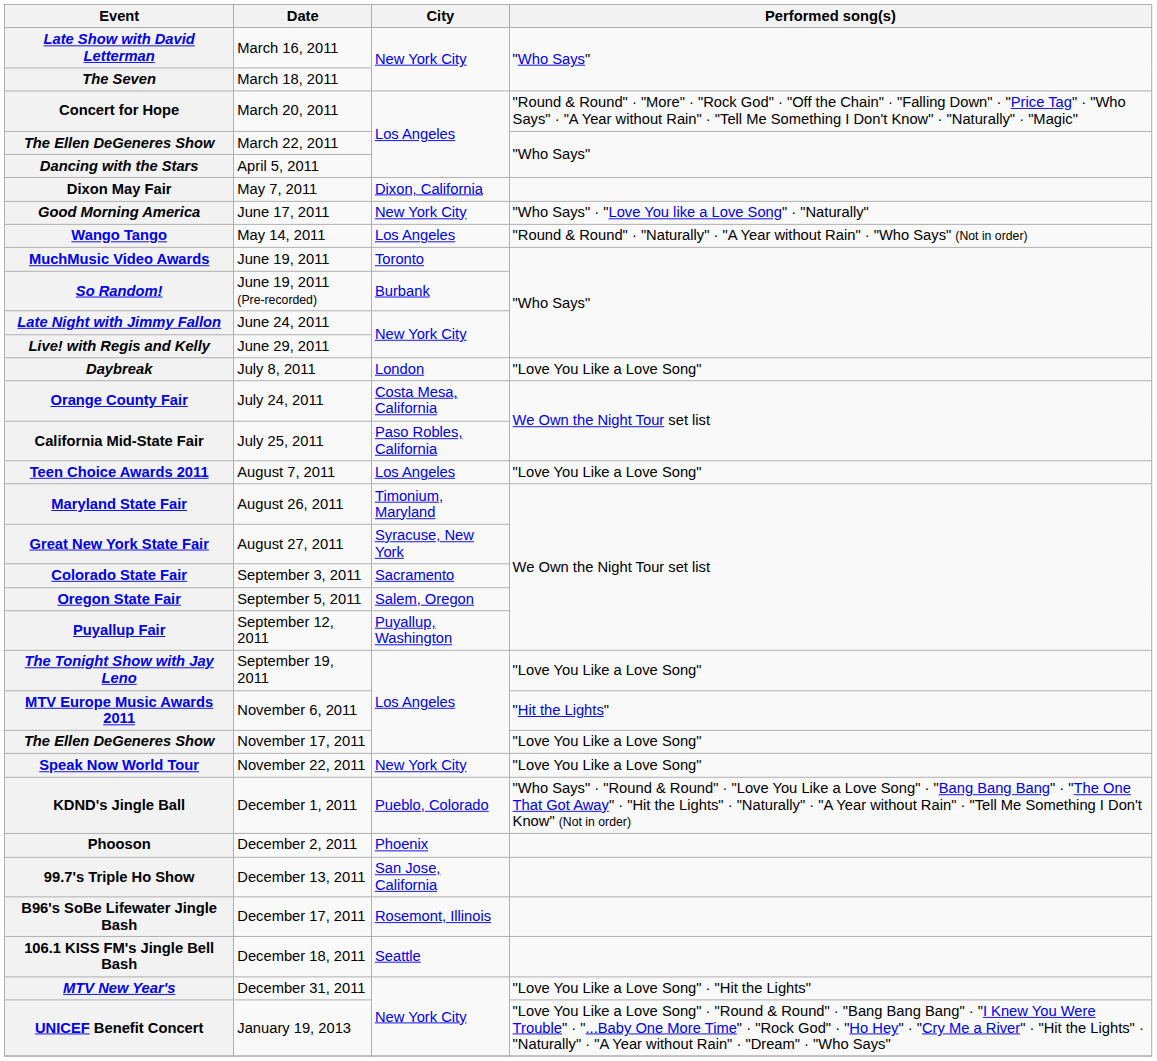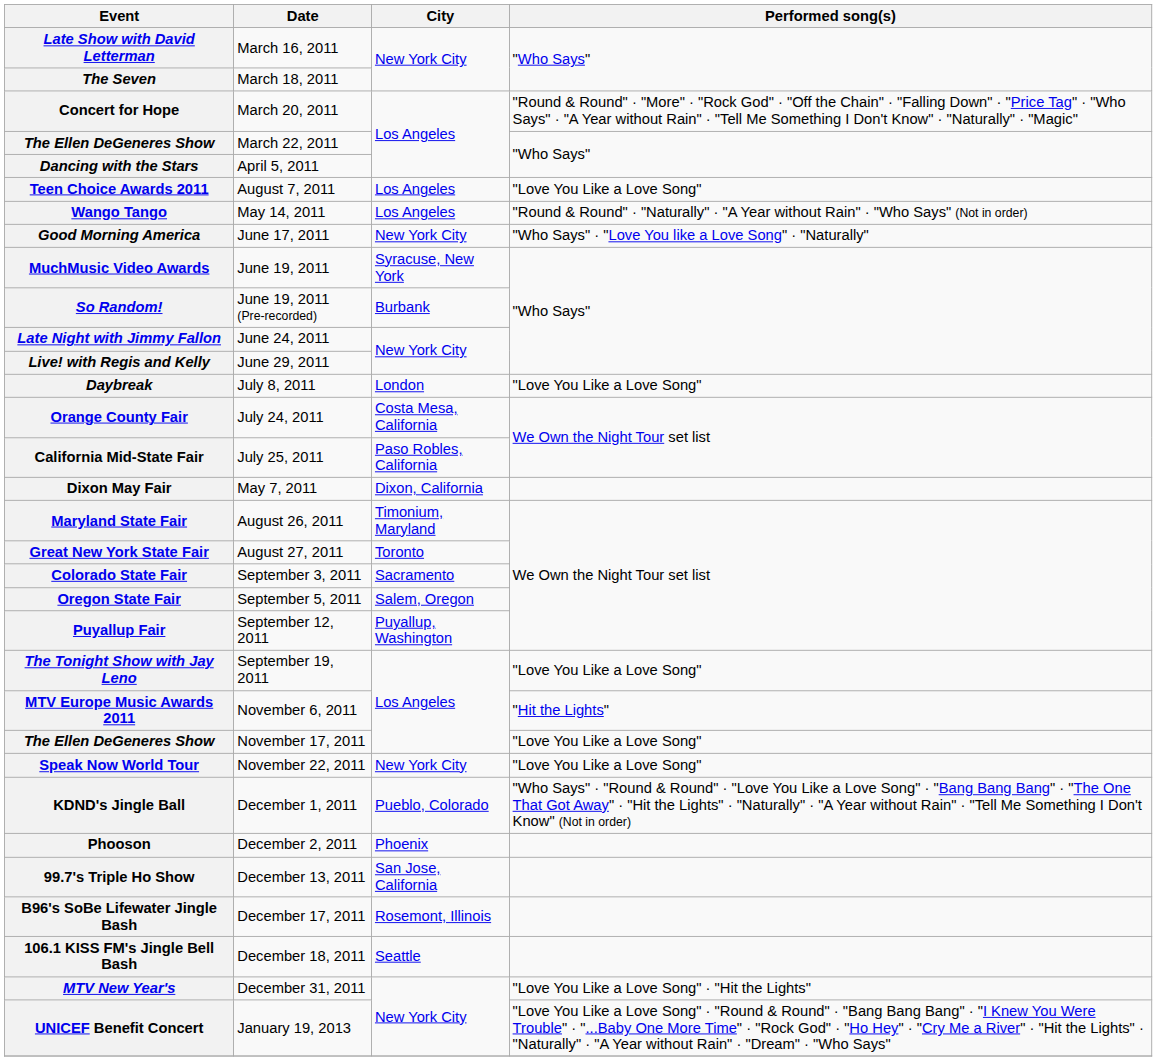rows swapped: (119, 189) <-> (119, 472)
rows swapped: (119, 236) <-> (119, 212)
(399, 259) Toronto -> (424, 267) Syracuse, New York
(424, 544) Syracuse, New York -> (399, 552) Toronto
